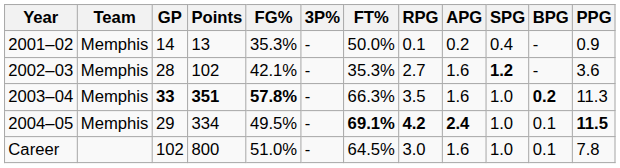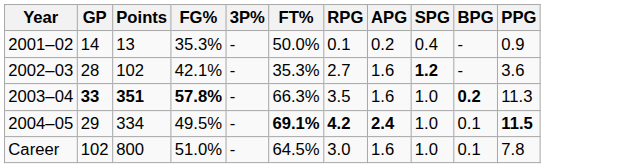- column: (115, 17)
